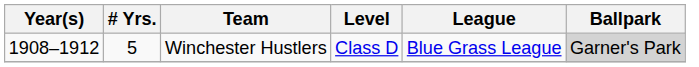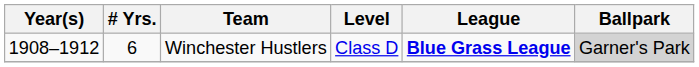(132, 48) 5 -> (132, 48) 6
(484, 48) normal -> (489, 48) bold
